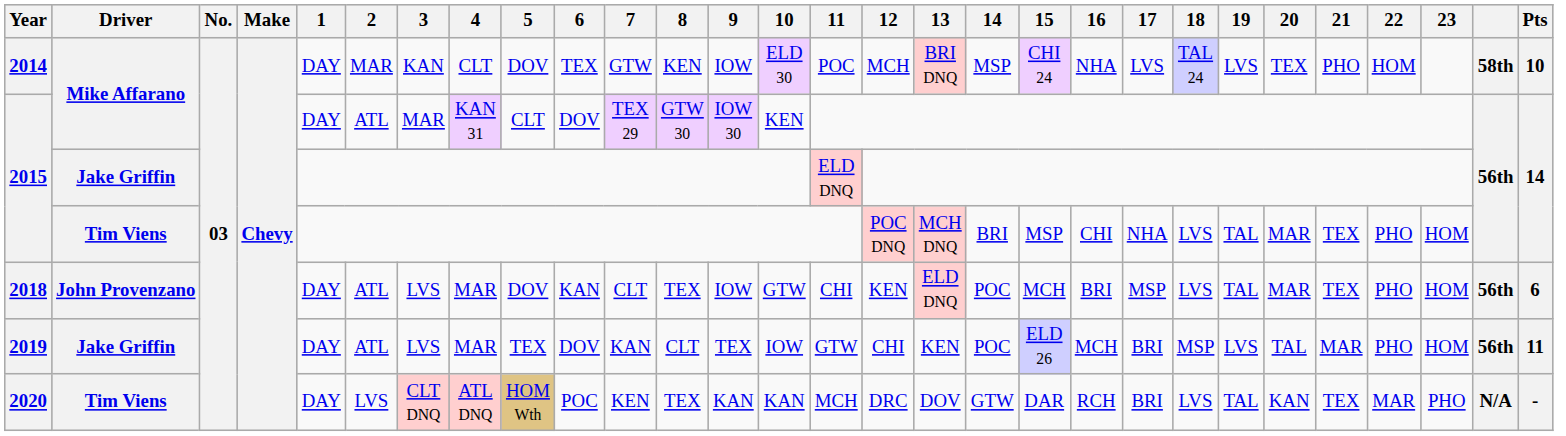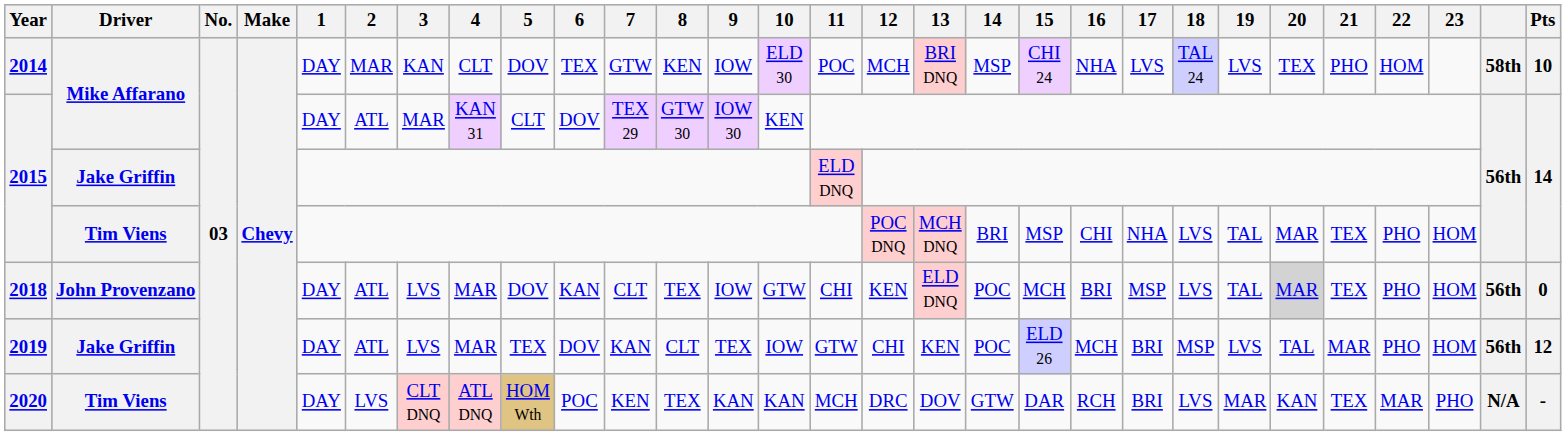(1289, 289) no background -> (1297, 289) lightgrey background
(1535, 289) 6 -> (1543, 289) 0
(1535, 346) 11 -> (1543, 346) 12
(1241, 402) TAL -> (1245, 402) MAR
